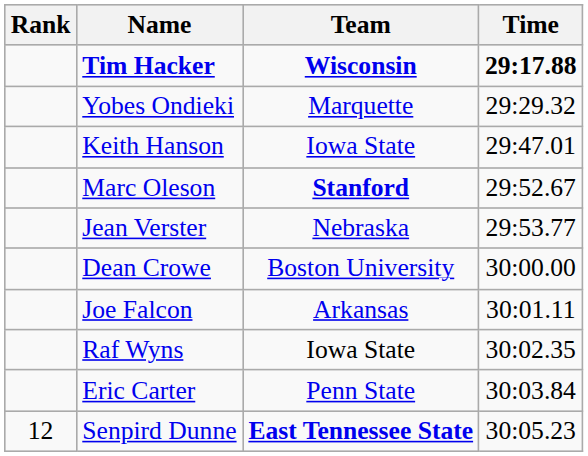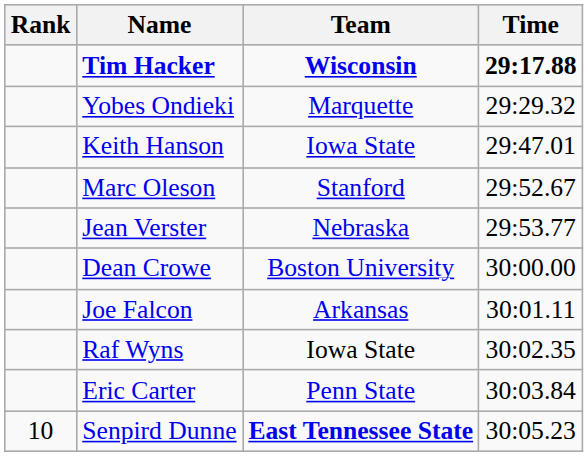(361, 187) bold -> (361, 187) normal
(41, 430) 12 -> (41, 430) 10
